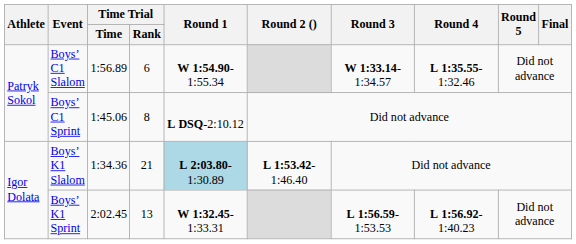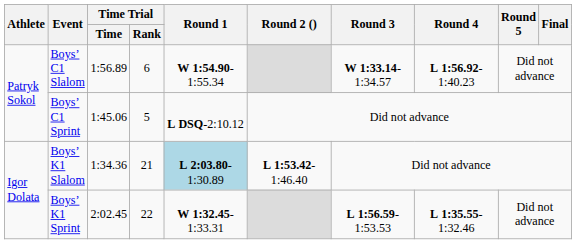(456, 76) L 1:35.55-1:32.46 -> (456, 76) L 1:56.92-1:40.23
(147, 117) 8 -> (147, 117) 5
(147, 214) 13 -> (147, 214) 22
(456, 221) L 1:56.92-1:40.23 -> (456, 221) L 1:35.55-1:32.46
